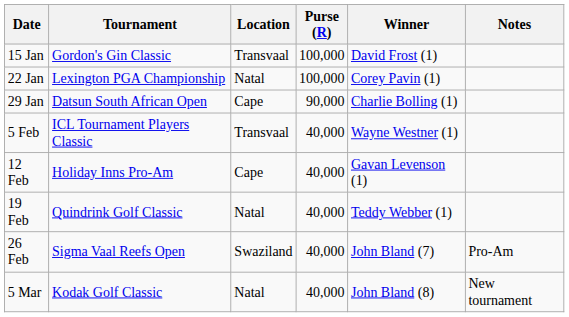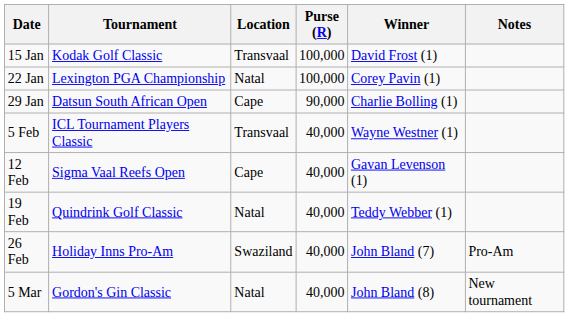(112, 55) Gordon's Gin Classic -> (107, 55) Kodak Golf Classic
(113, 172) Holiday Inns Pro-Am -> (118, 172) Sigma Vaal Reefs Open
(118, 252) Sigma Vaal Reefs Open -> (113, 252) Holiday Inns Pro-Am
(107, 291) Kodak Golf Classic -> (112, 291) Gordon's Gin Classic
